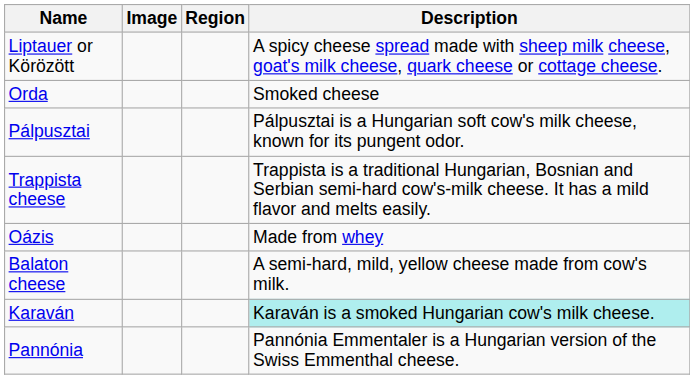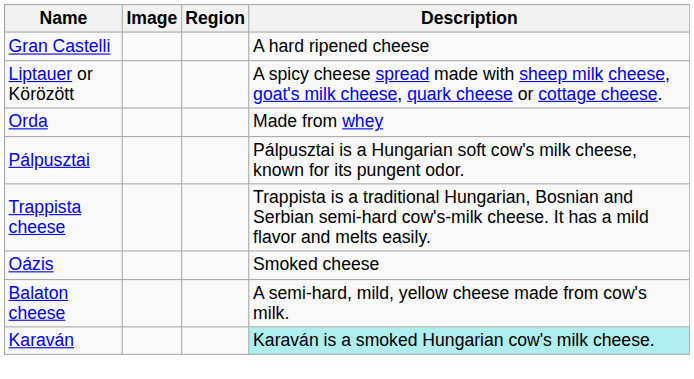+ row: (59, 46)
(316, 94) Smoked cheese -> (318, 121) Made from whey
(318, 237) Made from whey -> (316, 265) Smoked cheese
- row: (46, 350)
